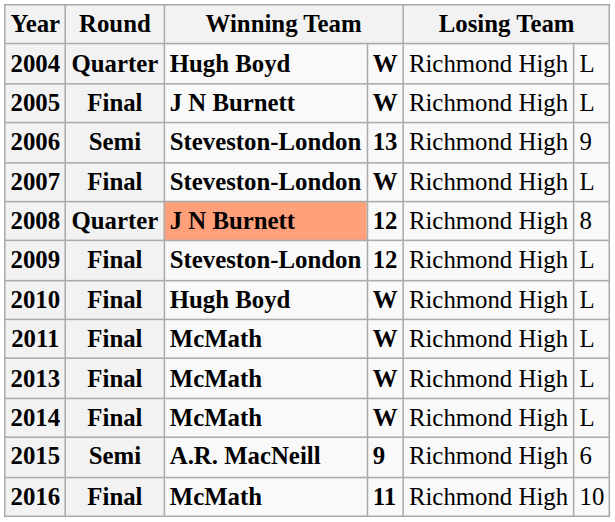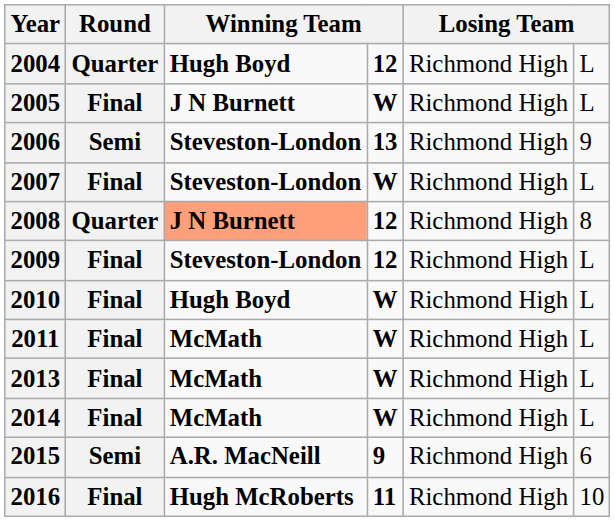(385, 63) W -> (385, 63) 12
(216, 496) McMath -> (262, 496) Hugh McRoberts
